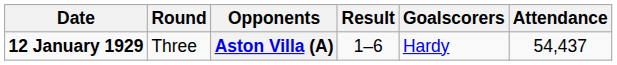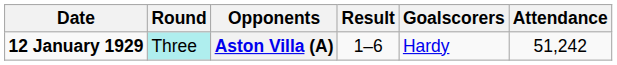(174, 45) no background -> (174, 45) paleturquoise background
(560, 45) 54,437 -> (560, 45) 51,242
